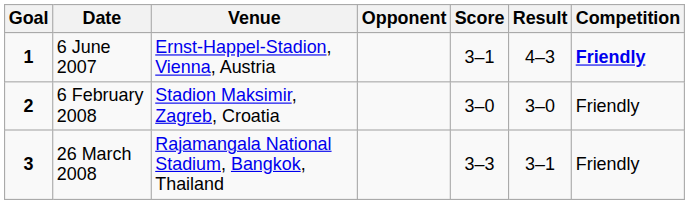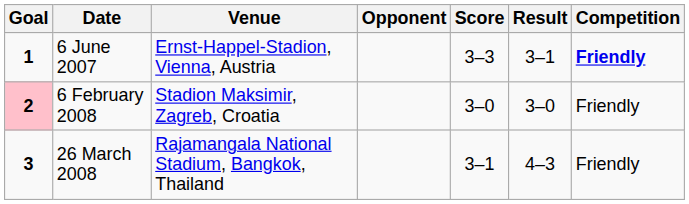(480, 57) 3–1 -> (480, 57) 3–3
(540, 57) 4–3 -> (540, 57) 3–1
(29, 105) no background -> (29, 105) pink background
(480, 164) 3–3 -> (480, 164) 3–1
(540, 164) 3–1 -> (540, 164) 4–3
